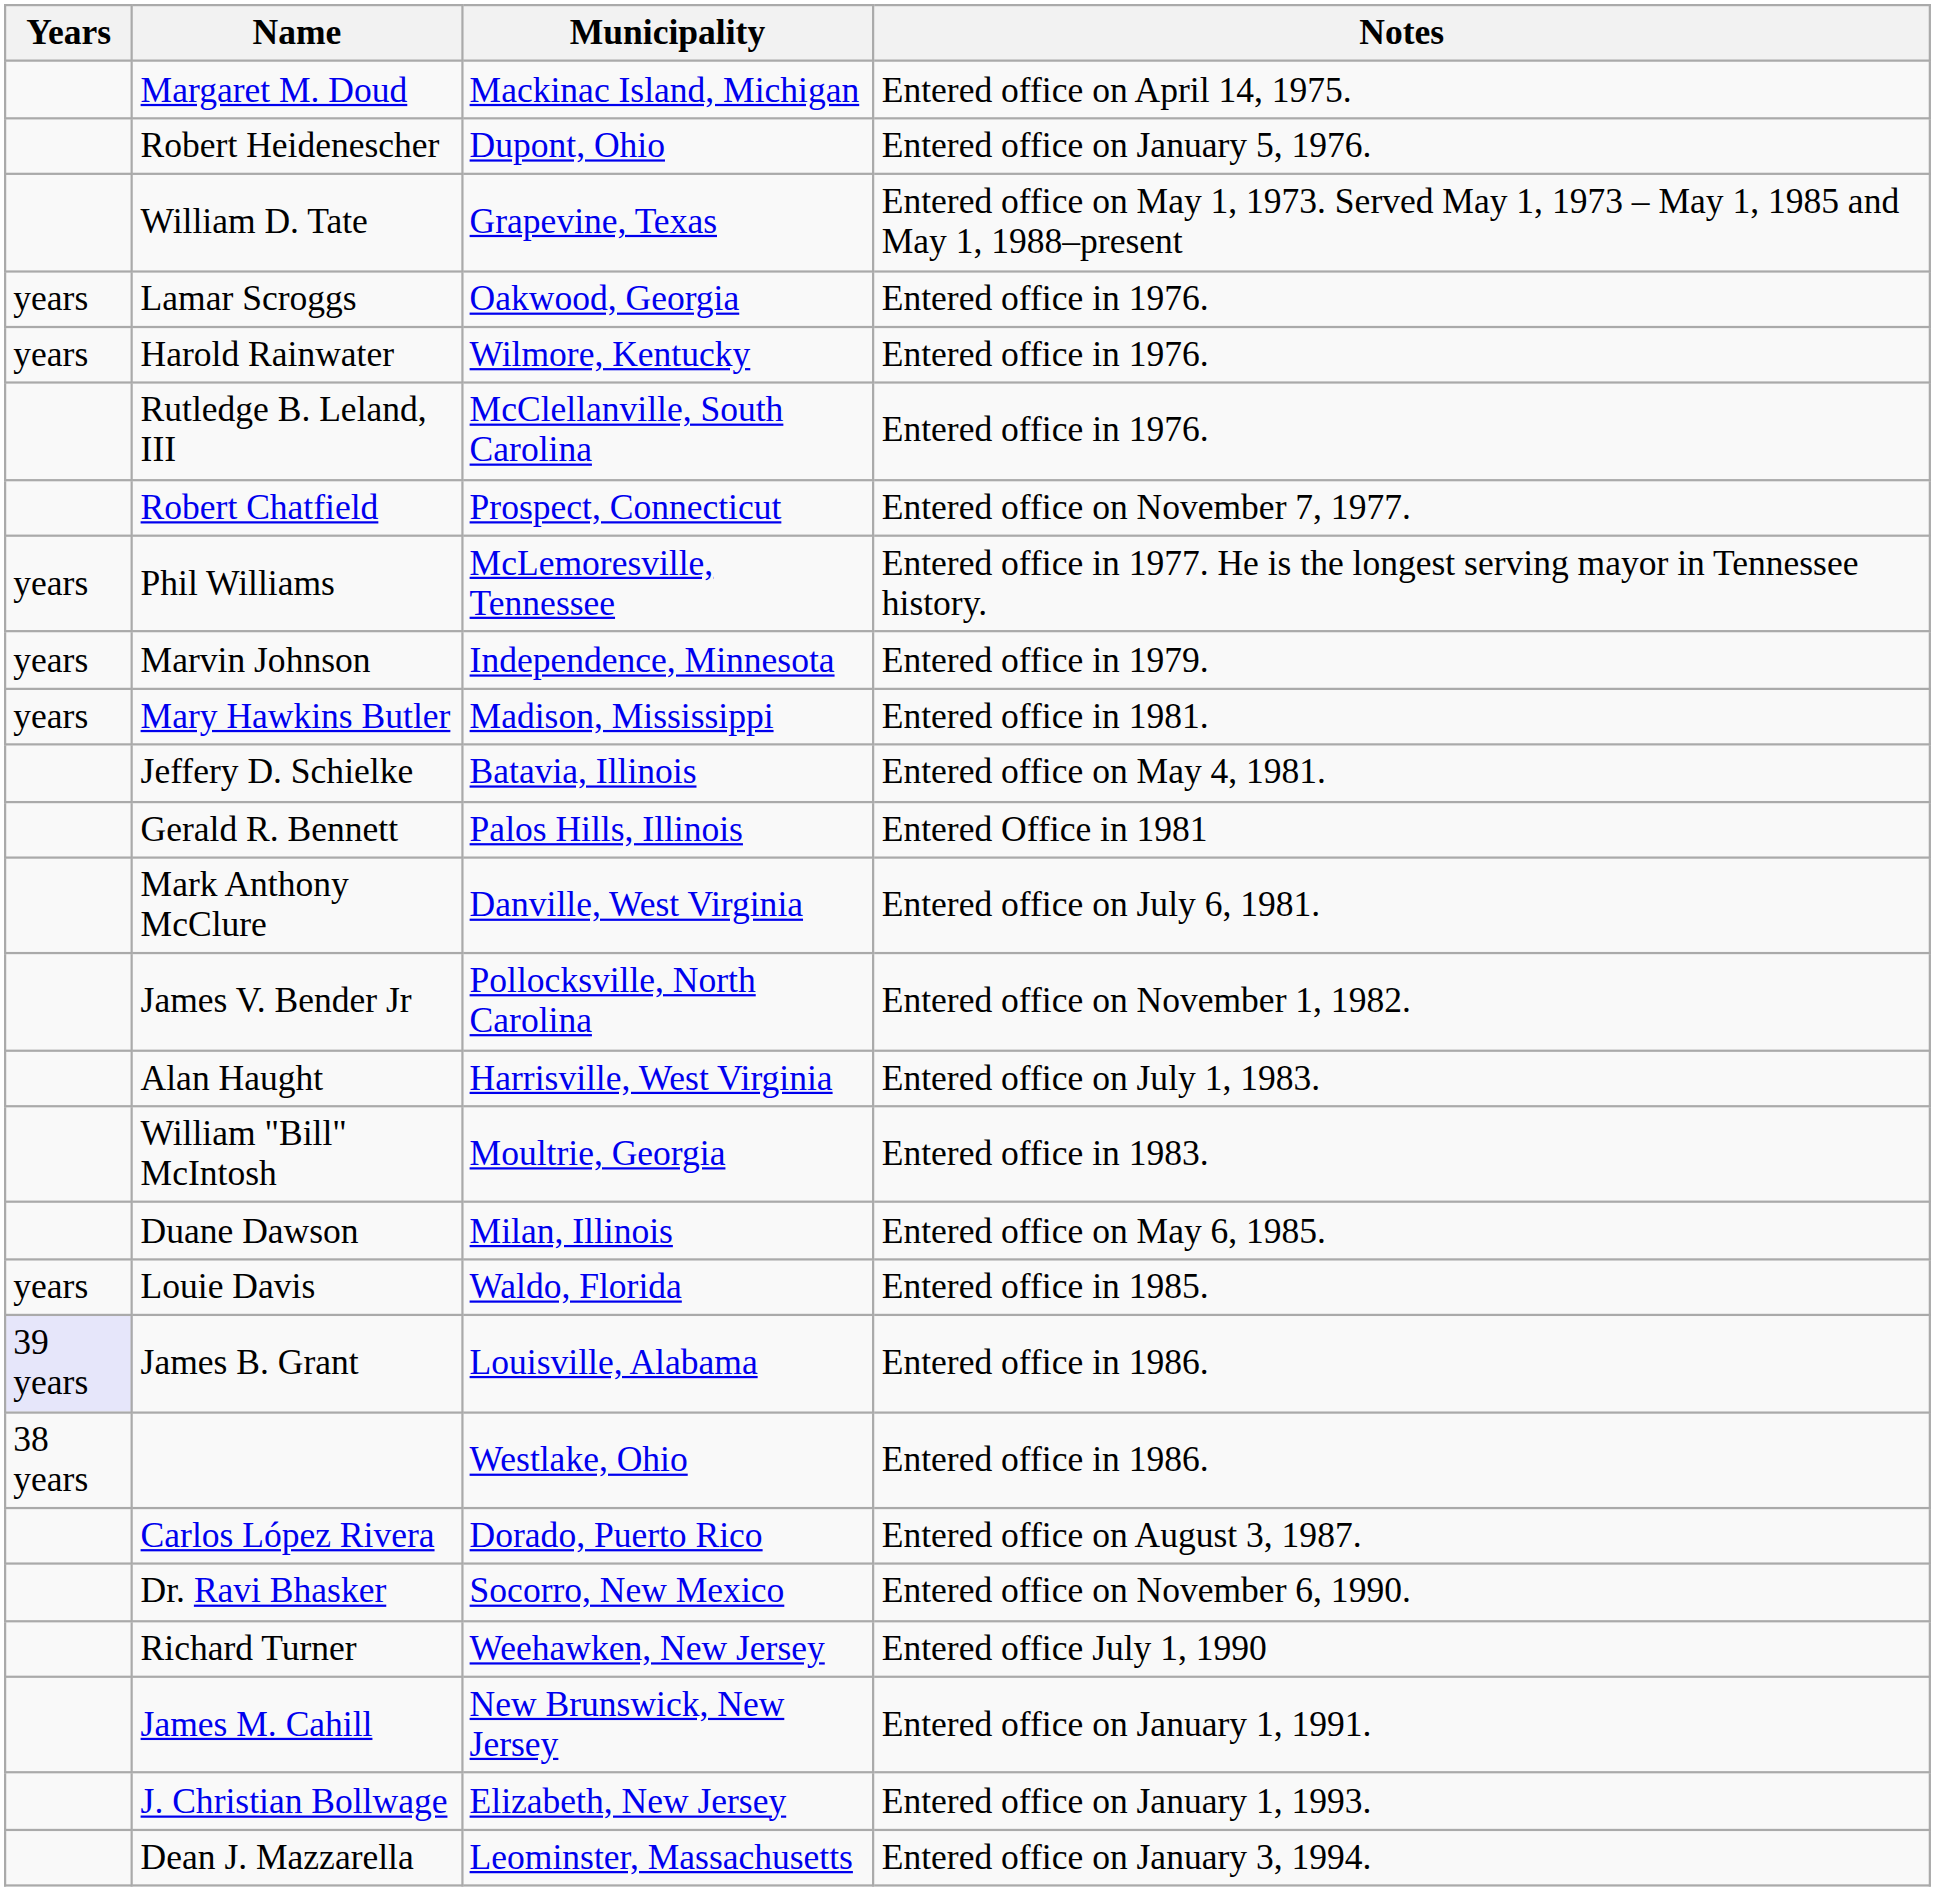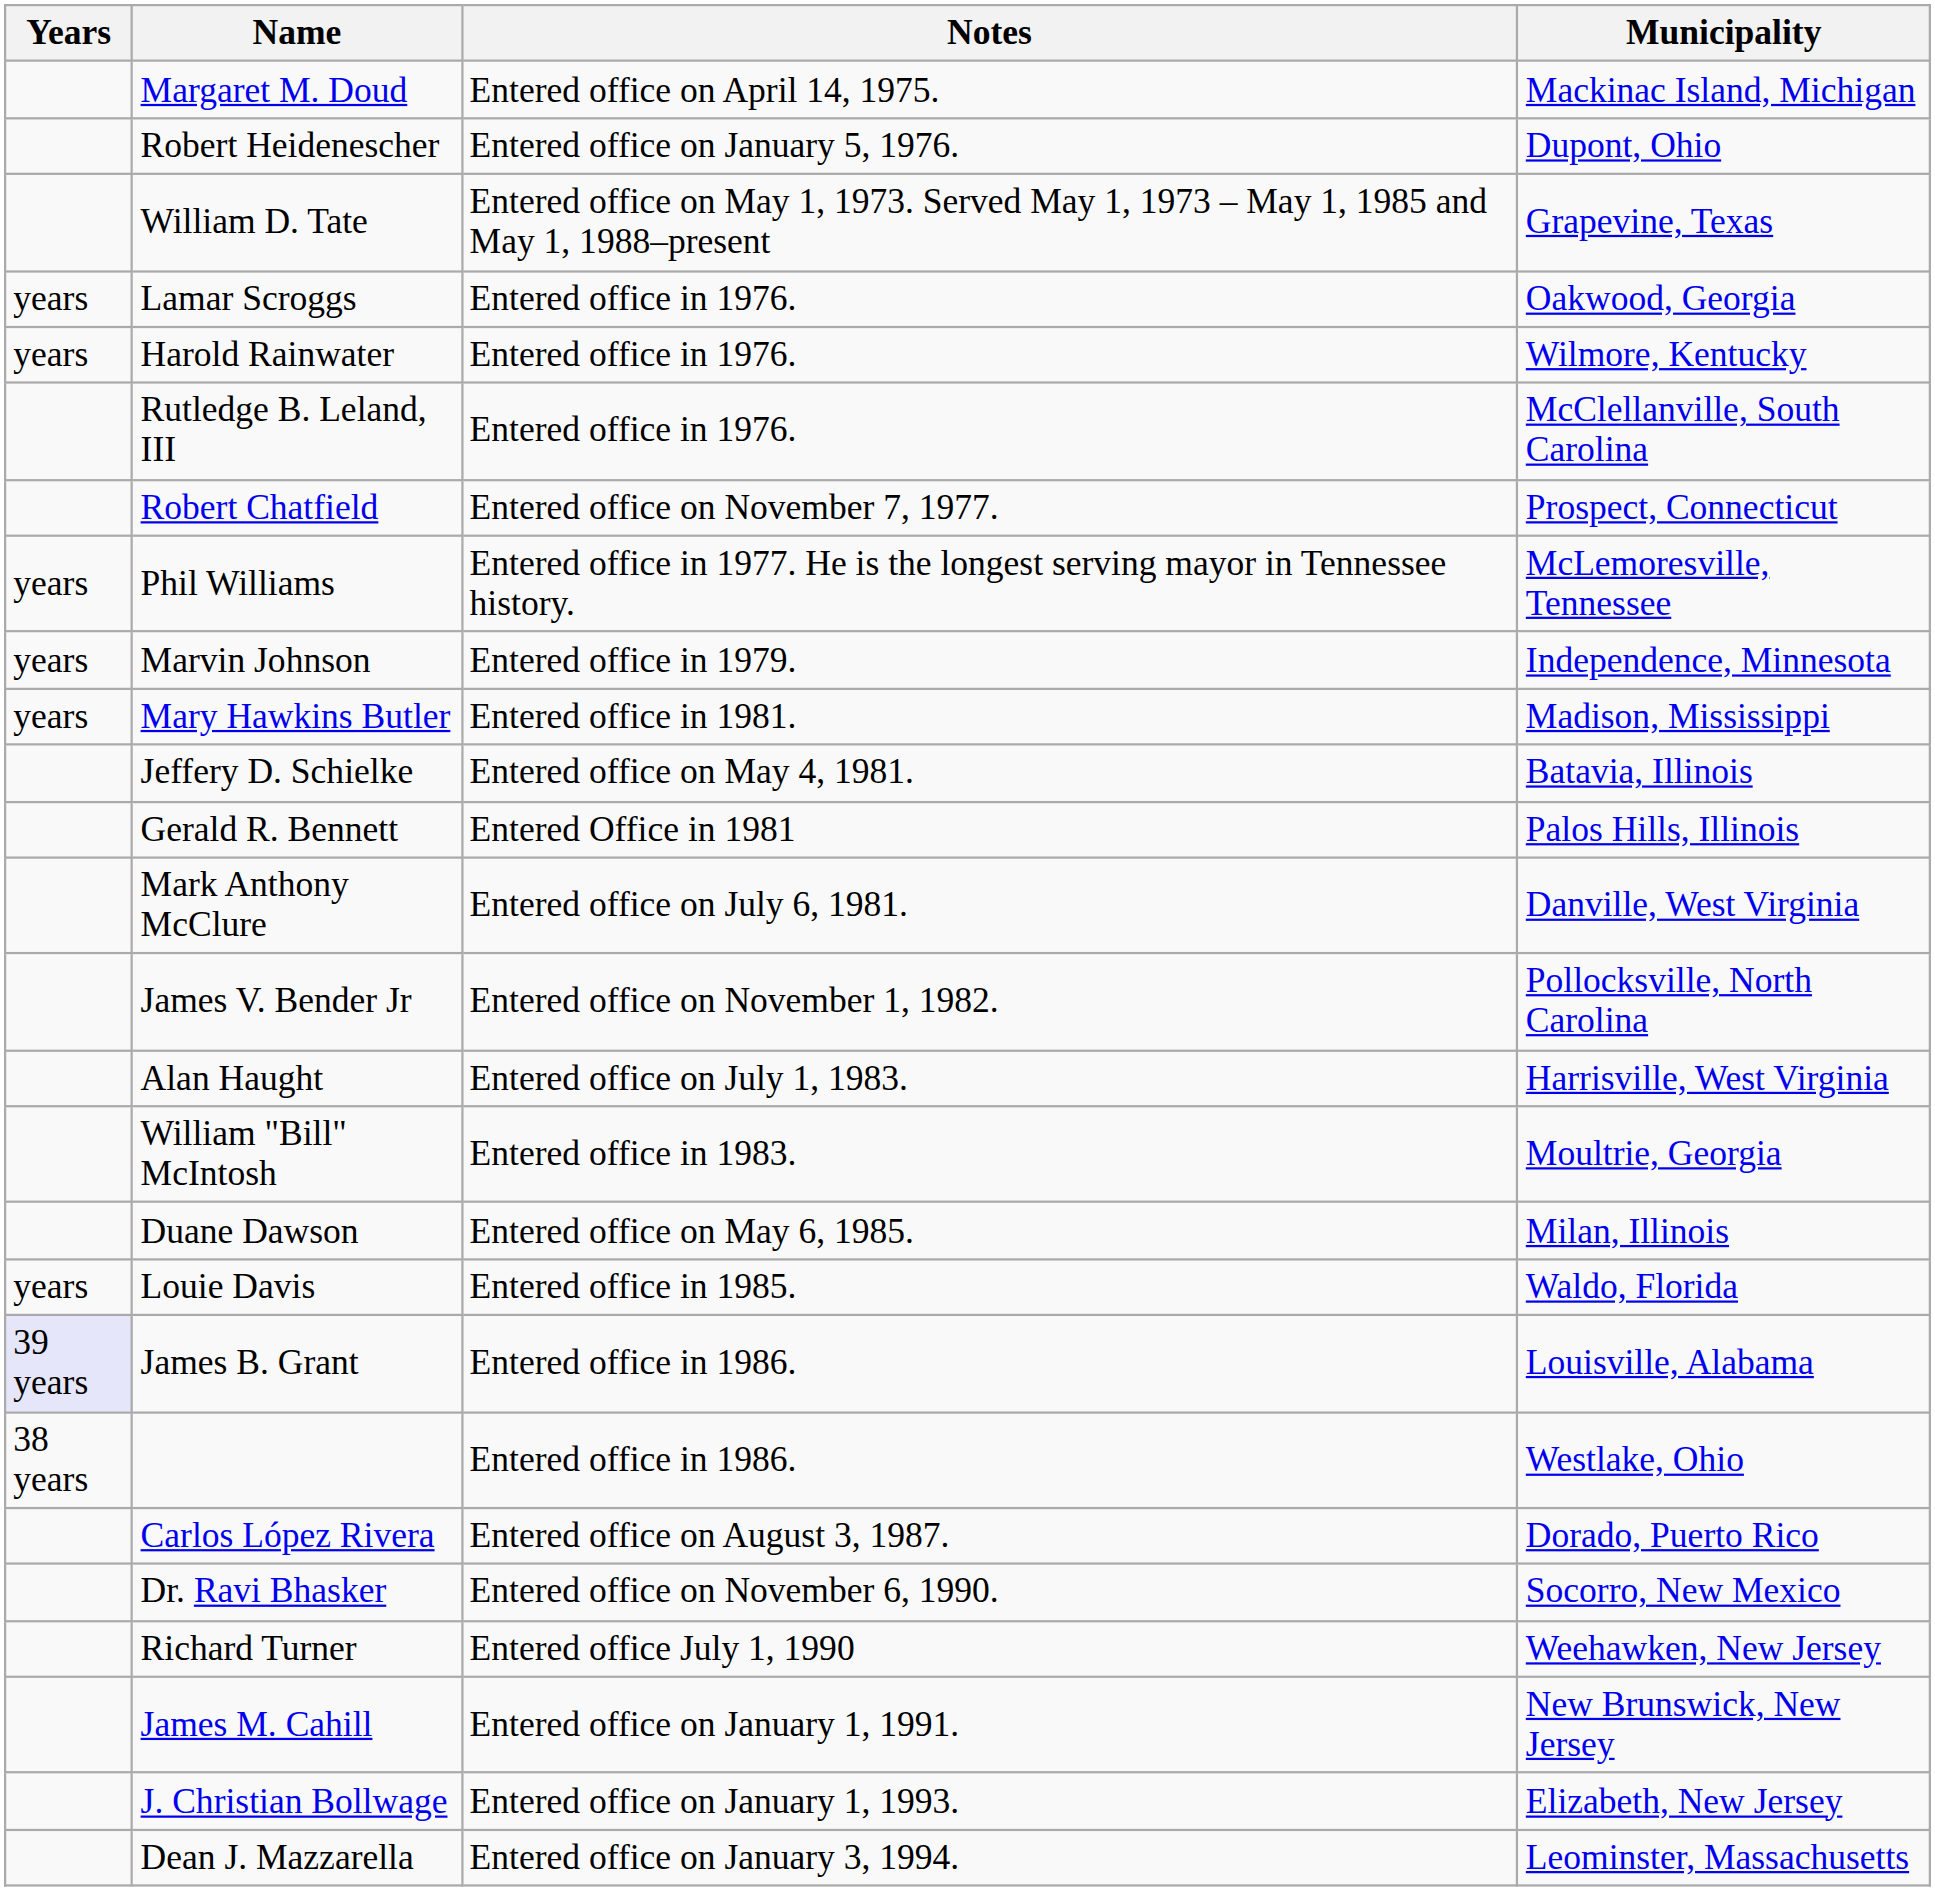columns swapped: (667, 32) <-> (1402, 32)
